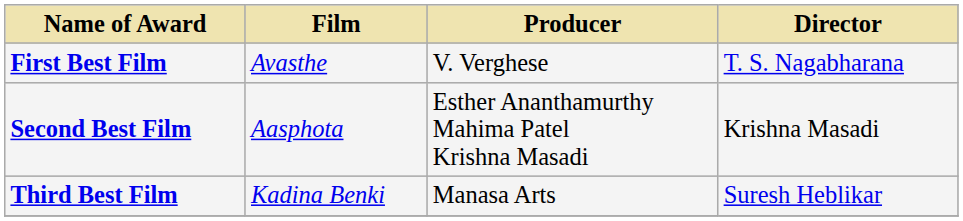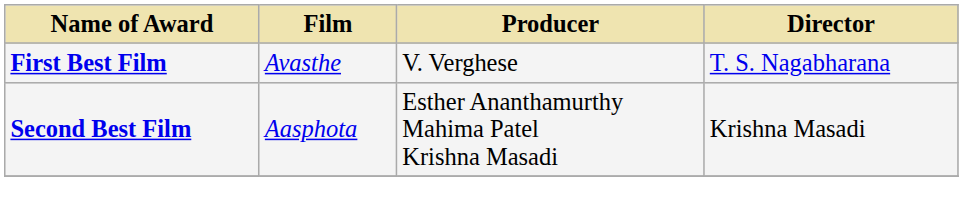- row: (94, 195)
